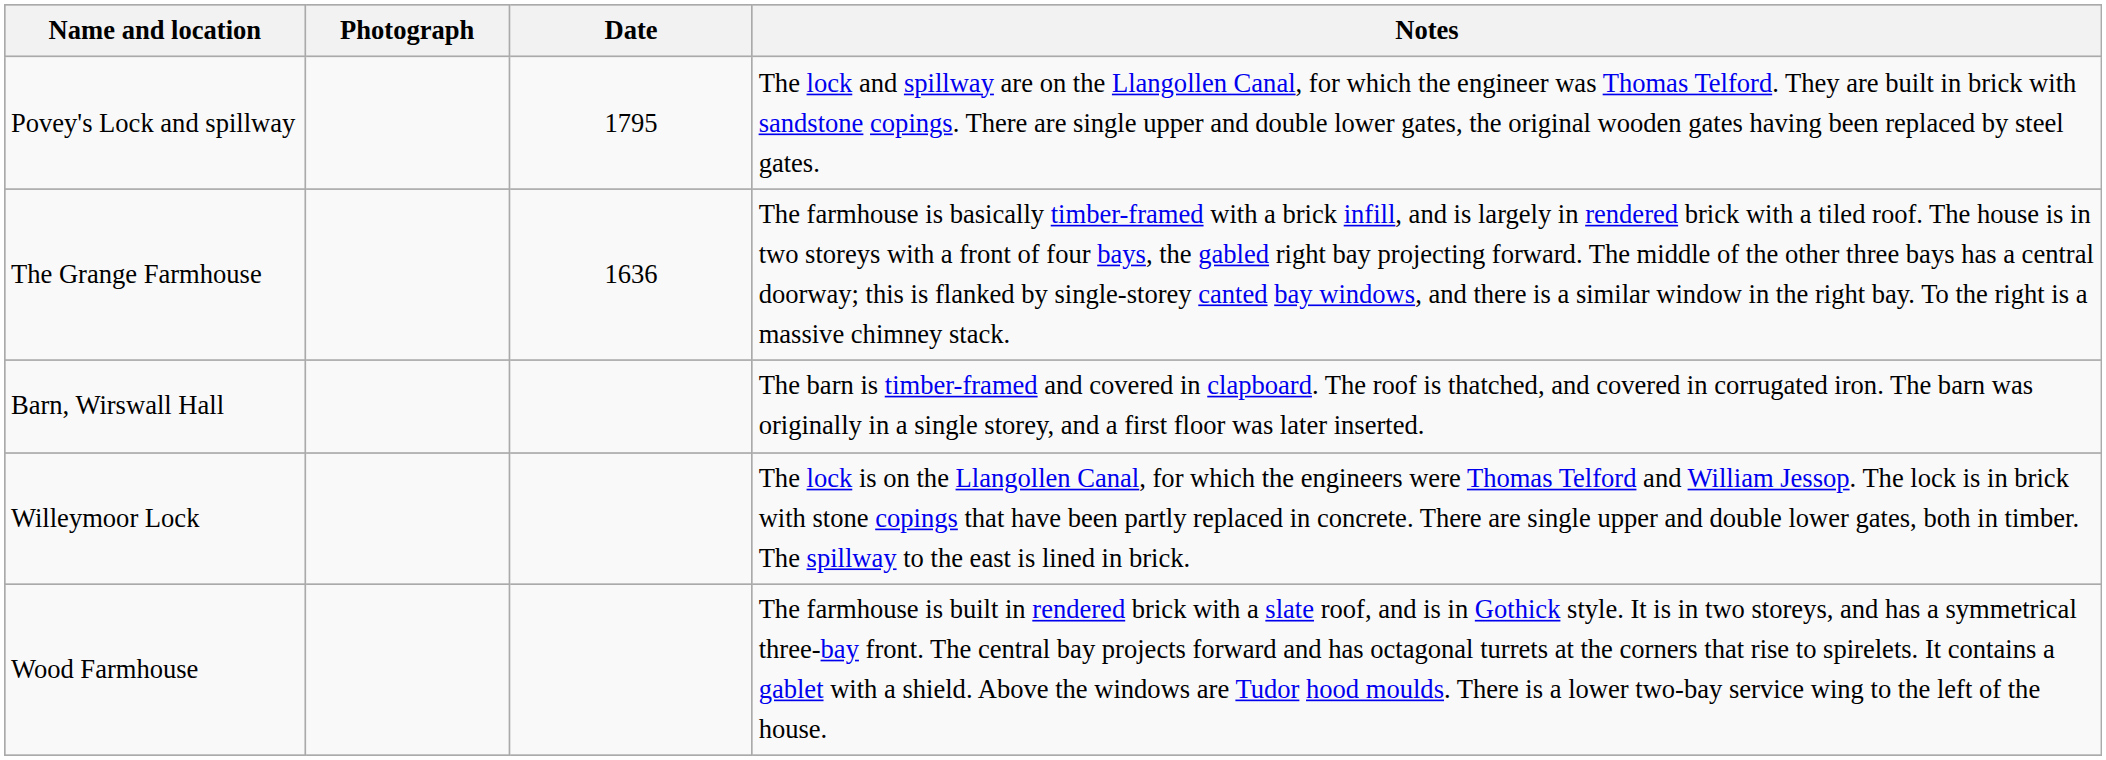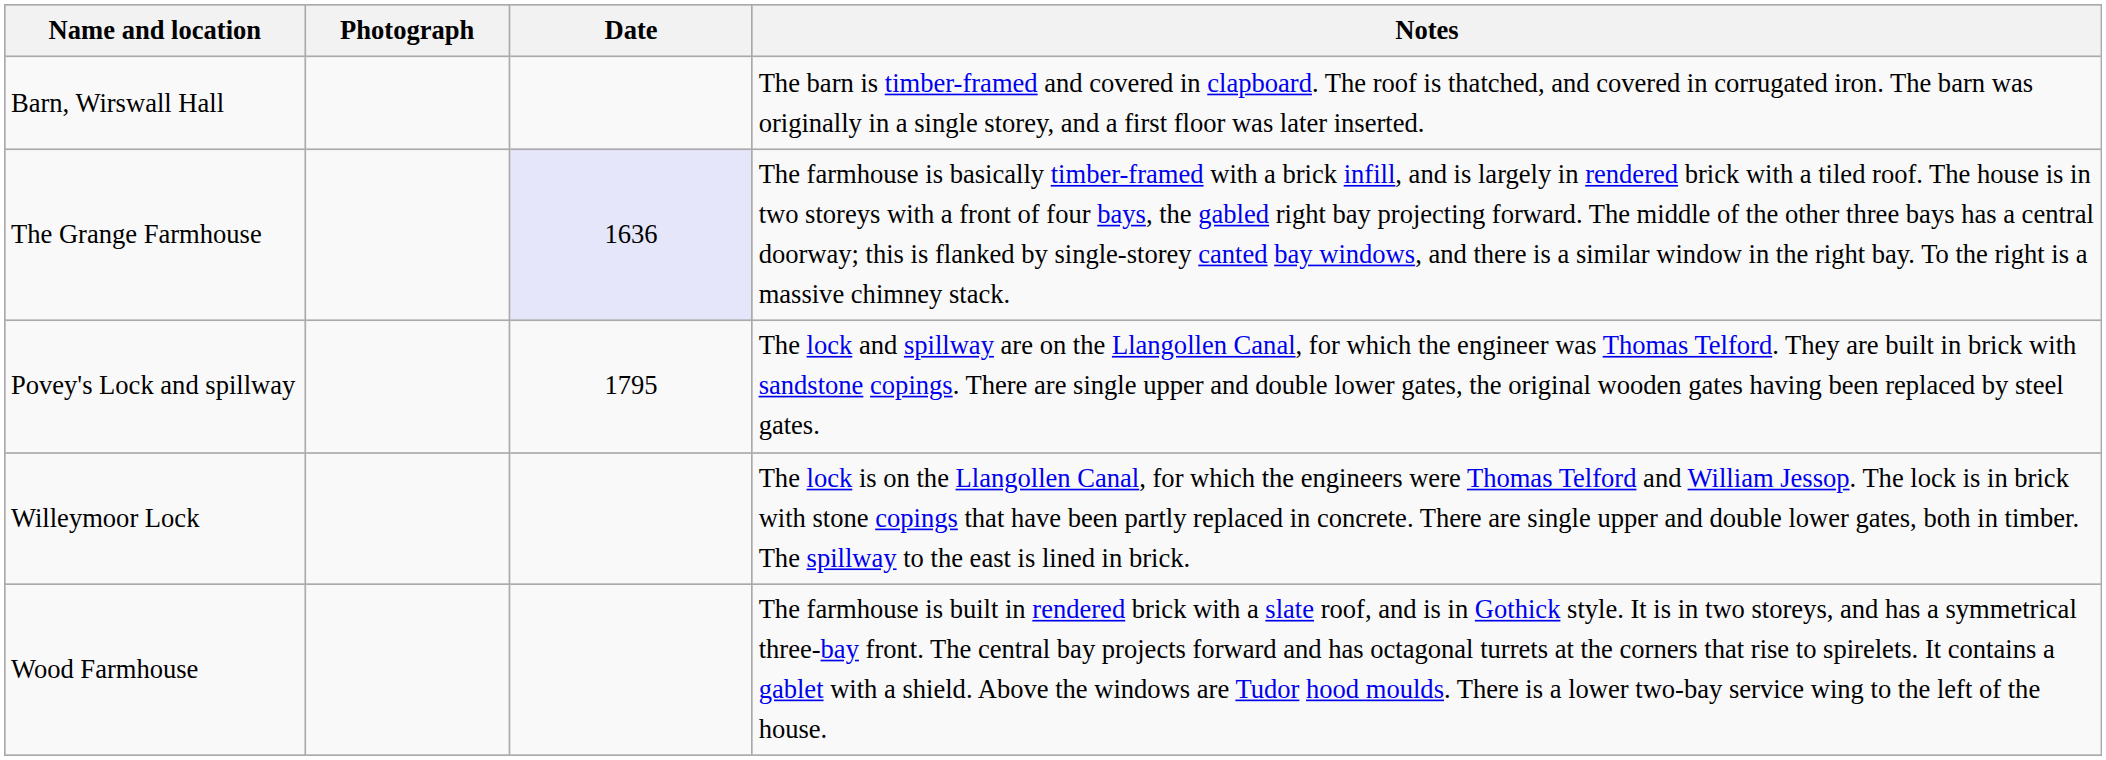rows swapped: (118, 405) <-> (153, 122)
(631, 274) no background -> (631, 234) lavender background
